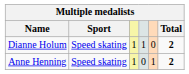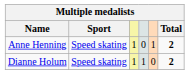rows swapped: (37, 45) <-> (37, 61)
